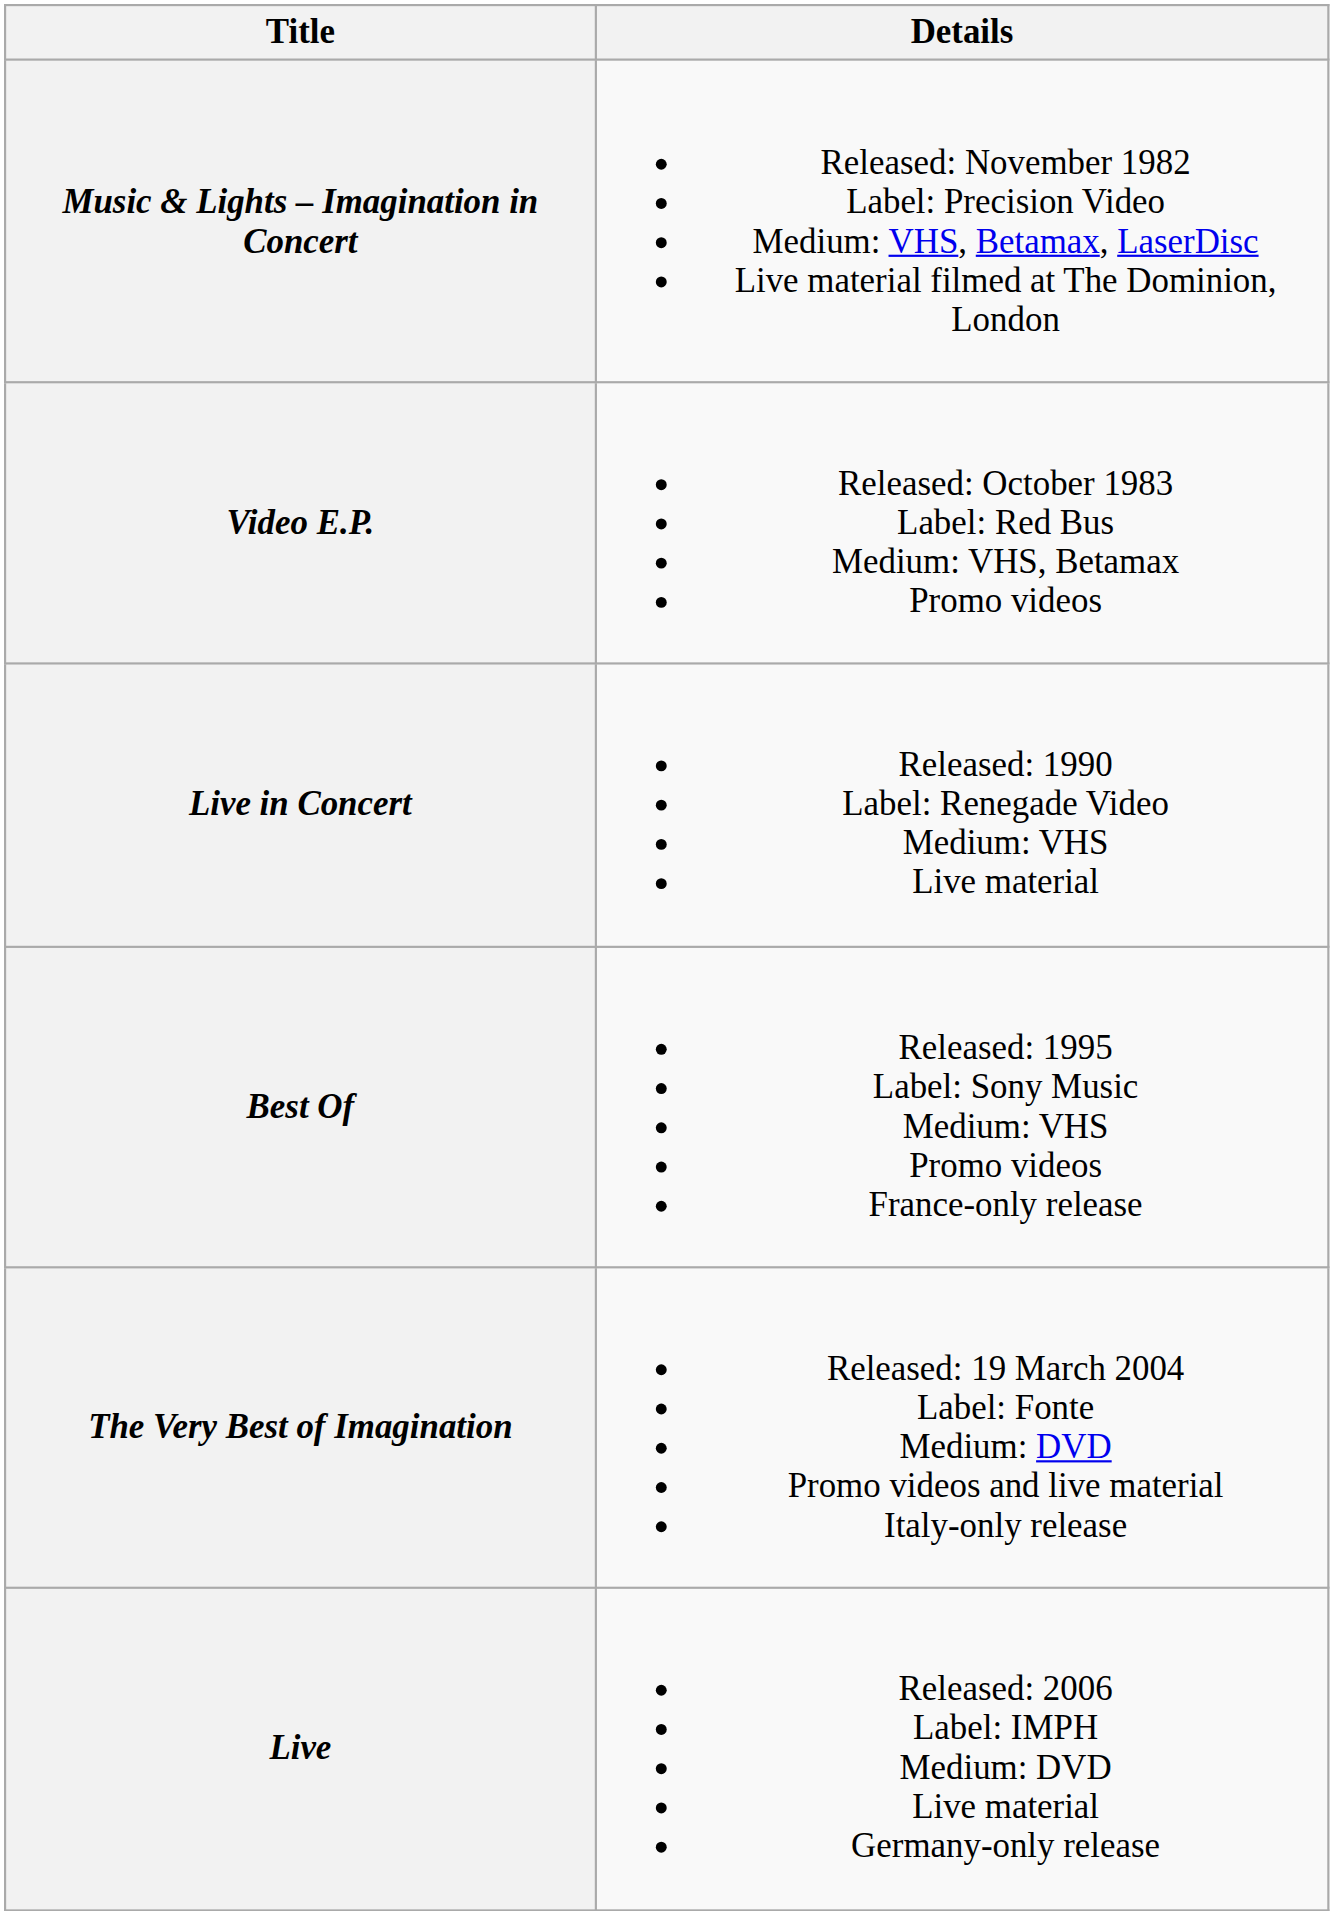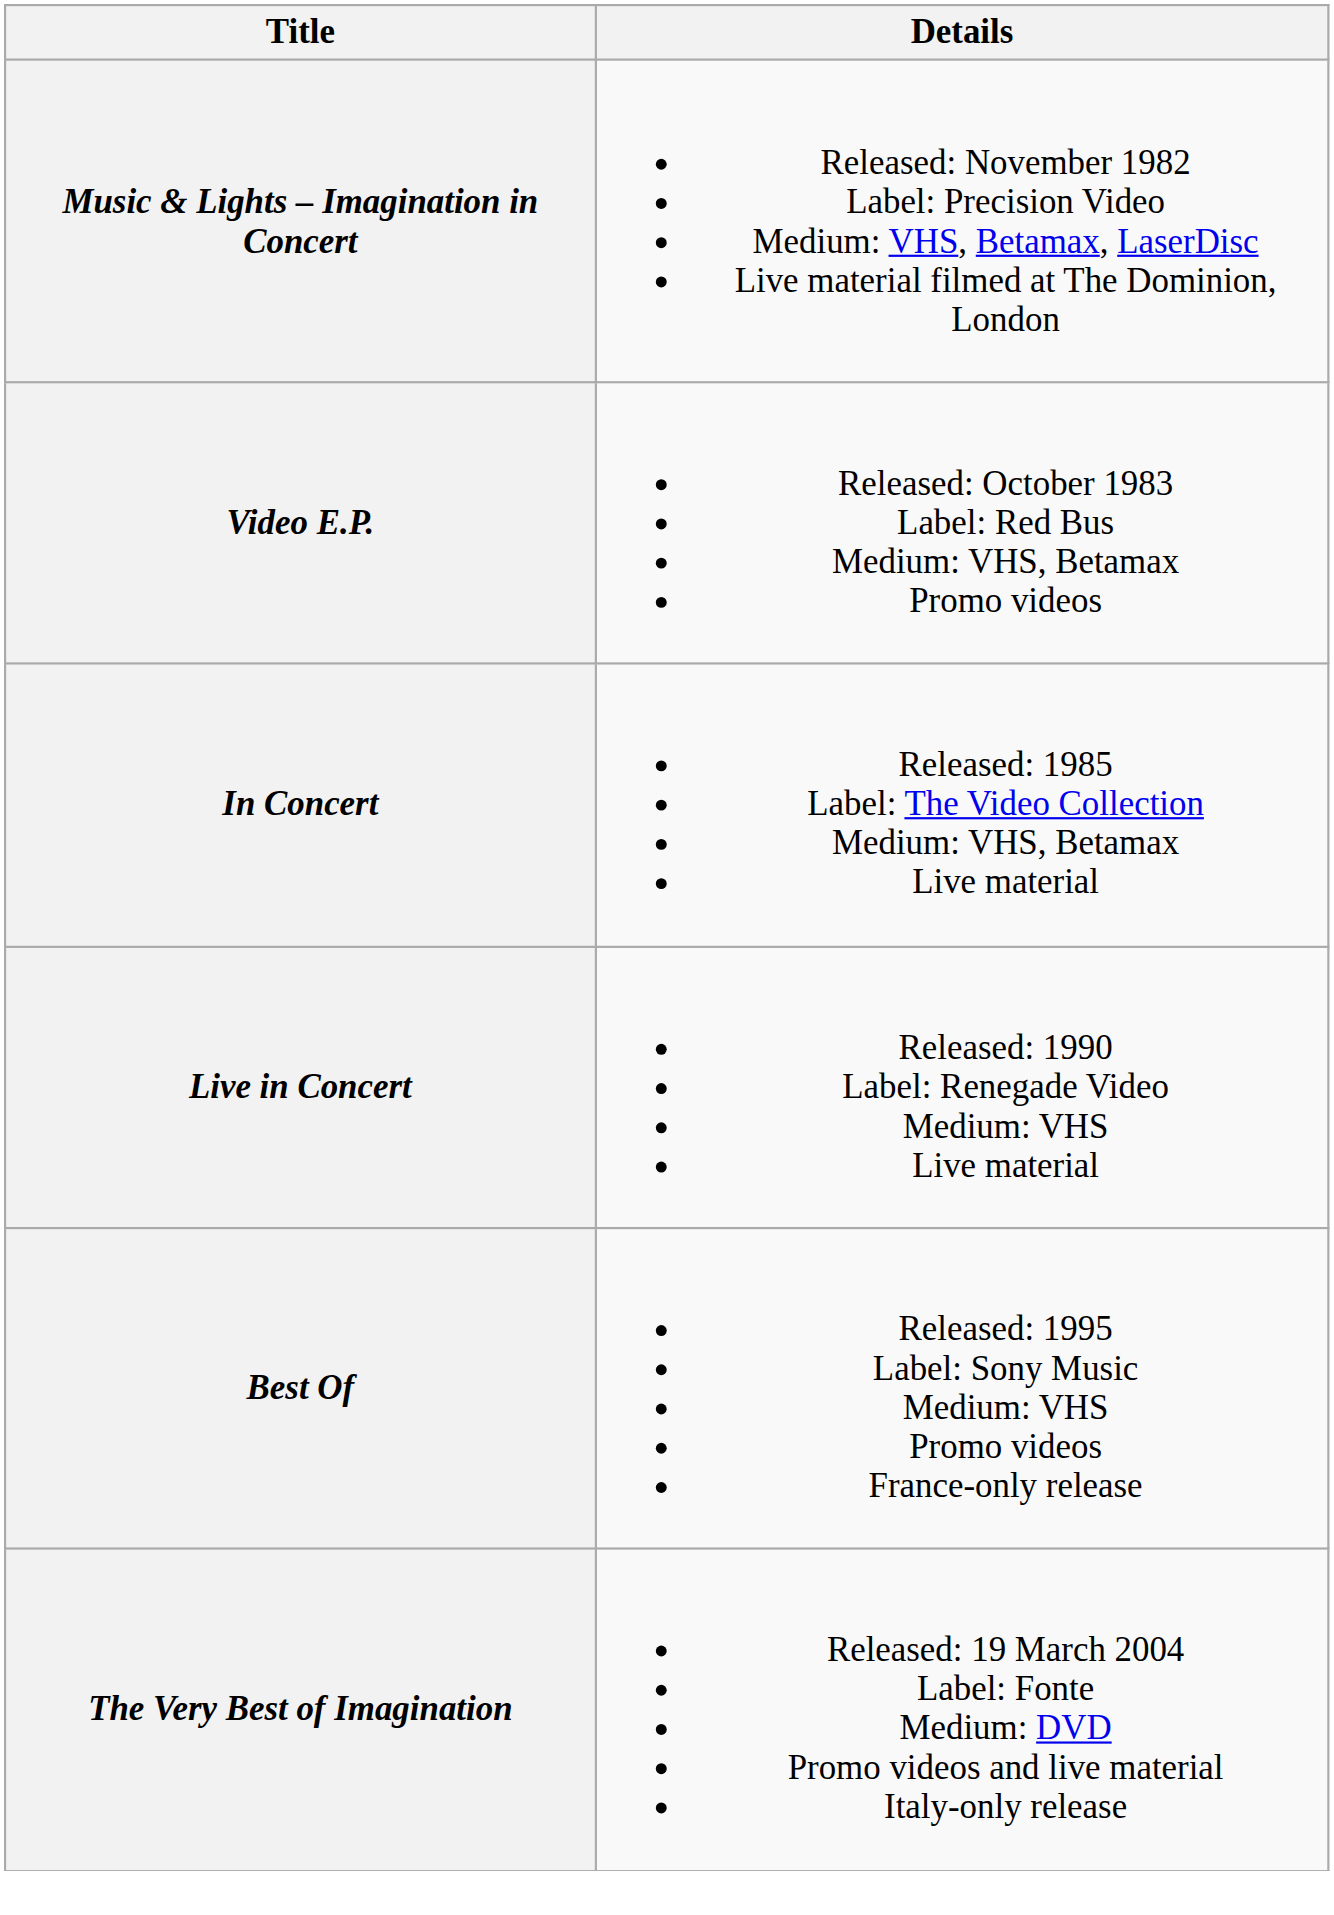+ row: (300, 804)
- row: (300, 1748)
